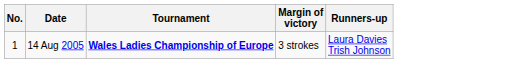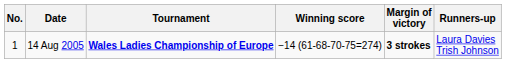+ column: (330, 18)
(299, 45) normal -> (409, 45) bold
